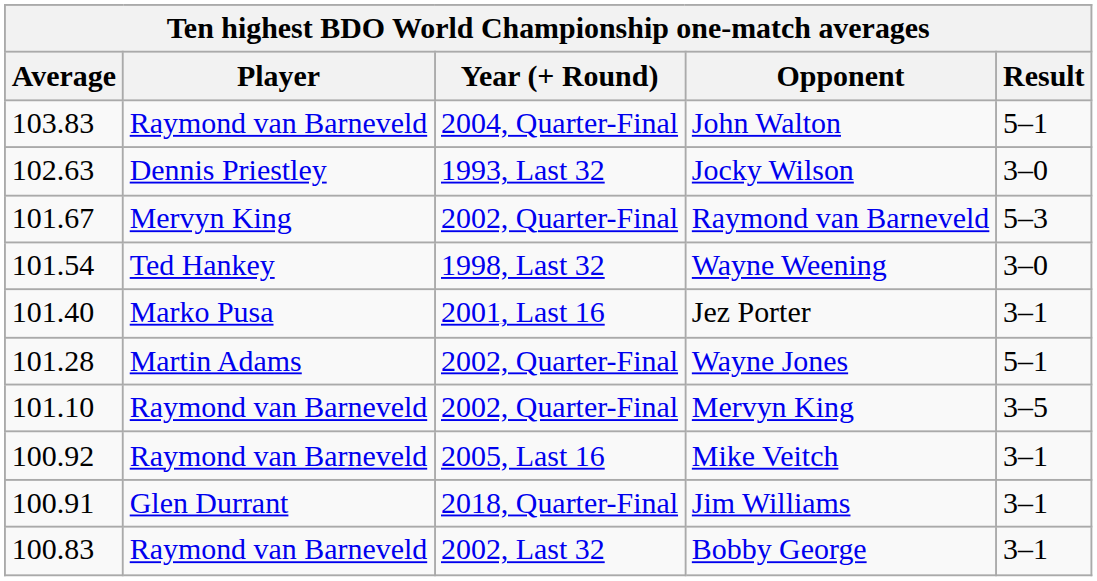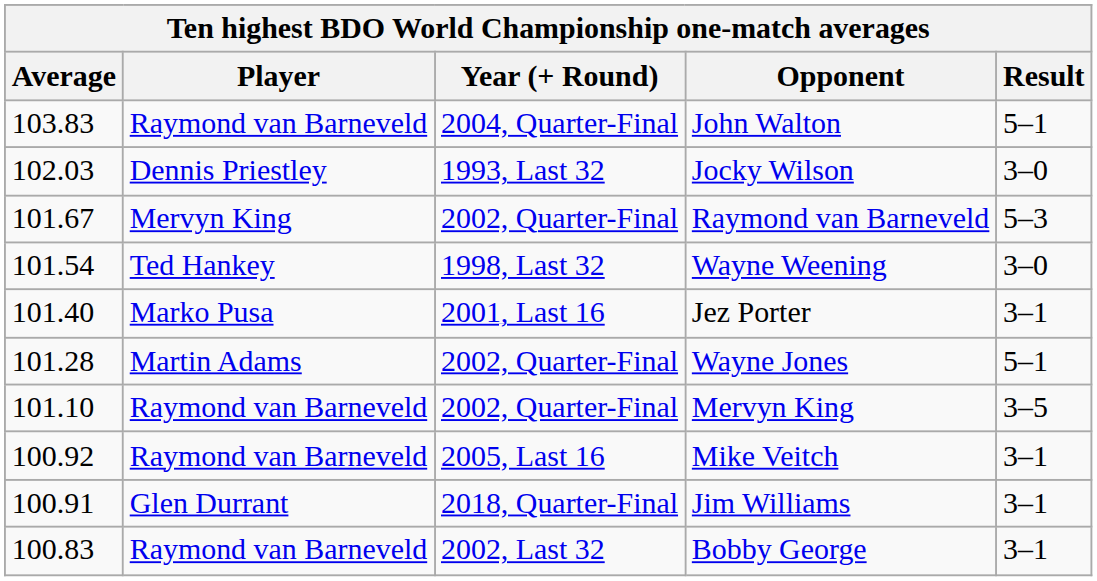(53, 170) 102.63 -> (53, 170) 102.03
